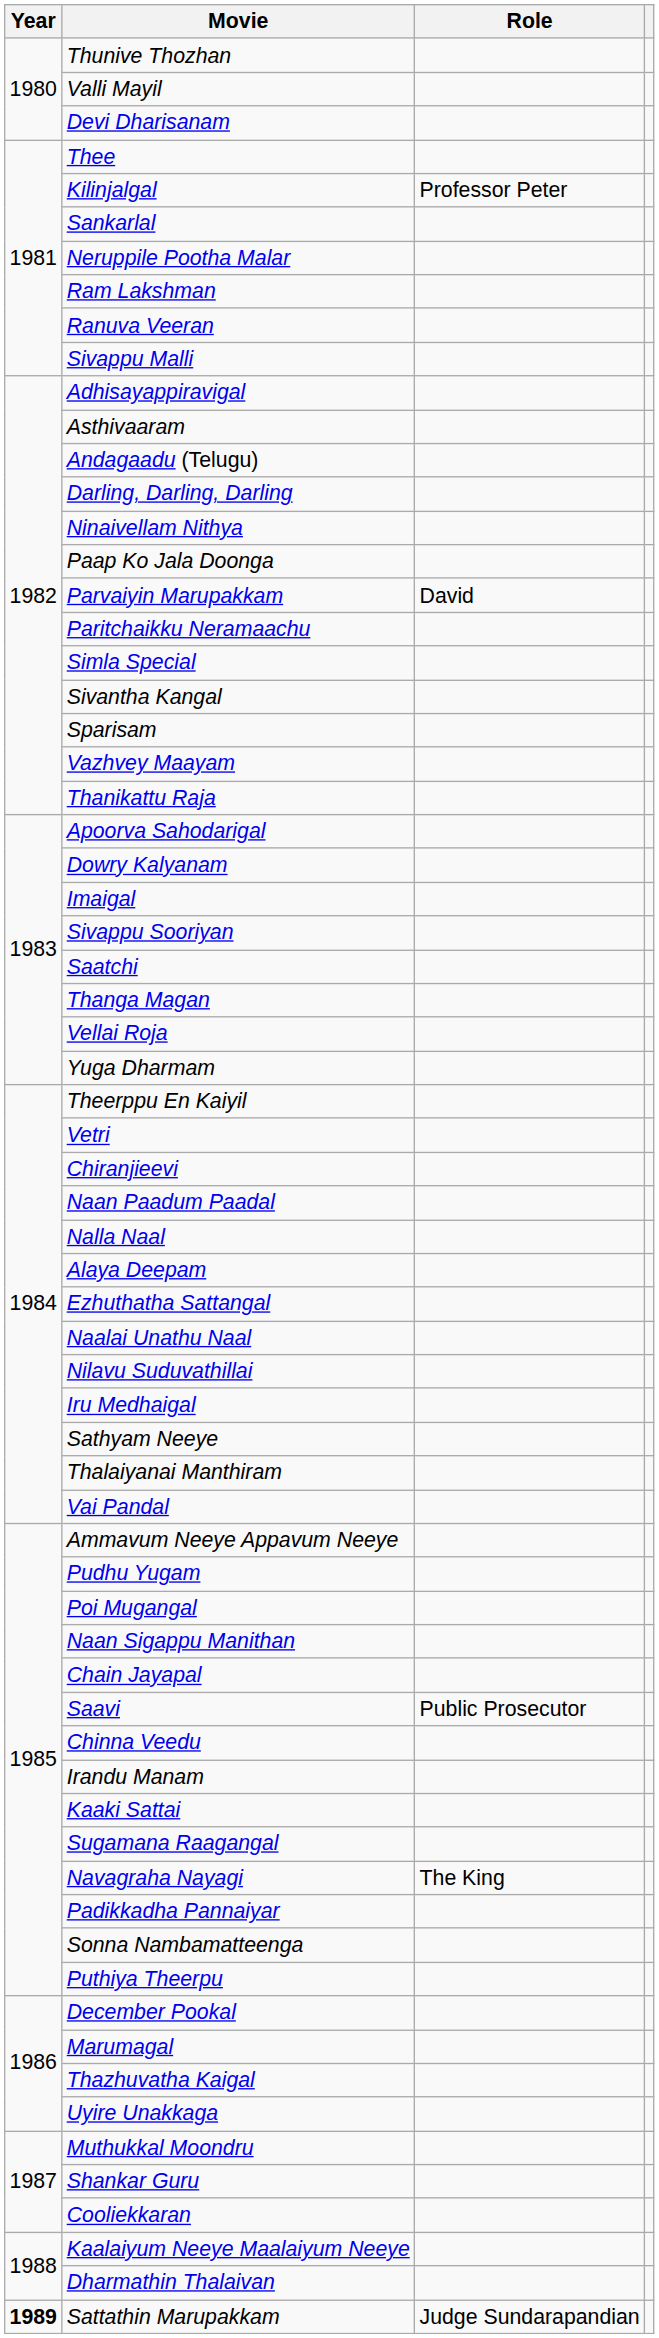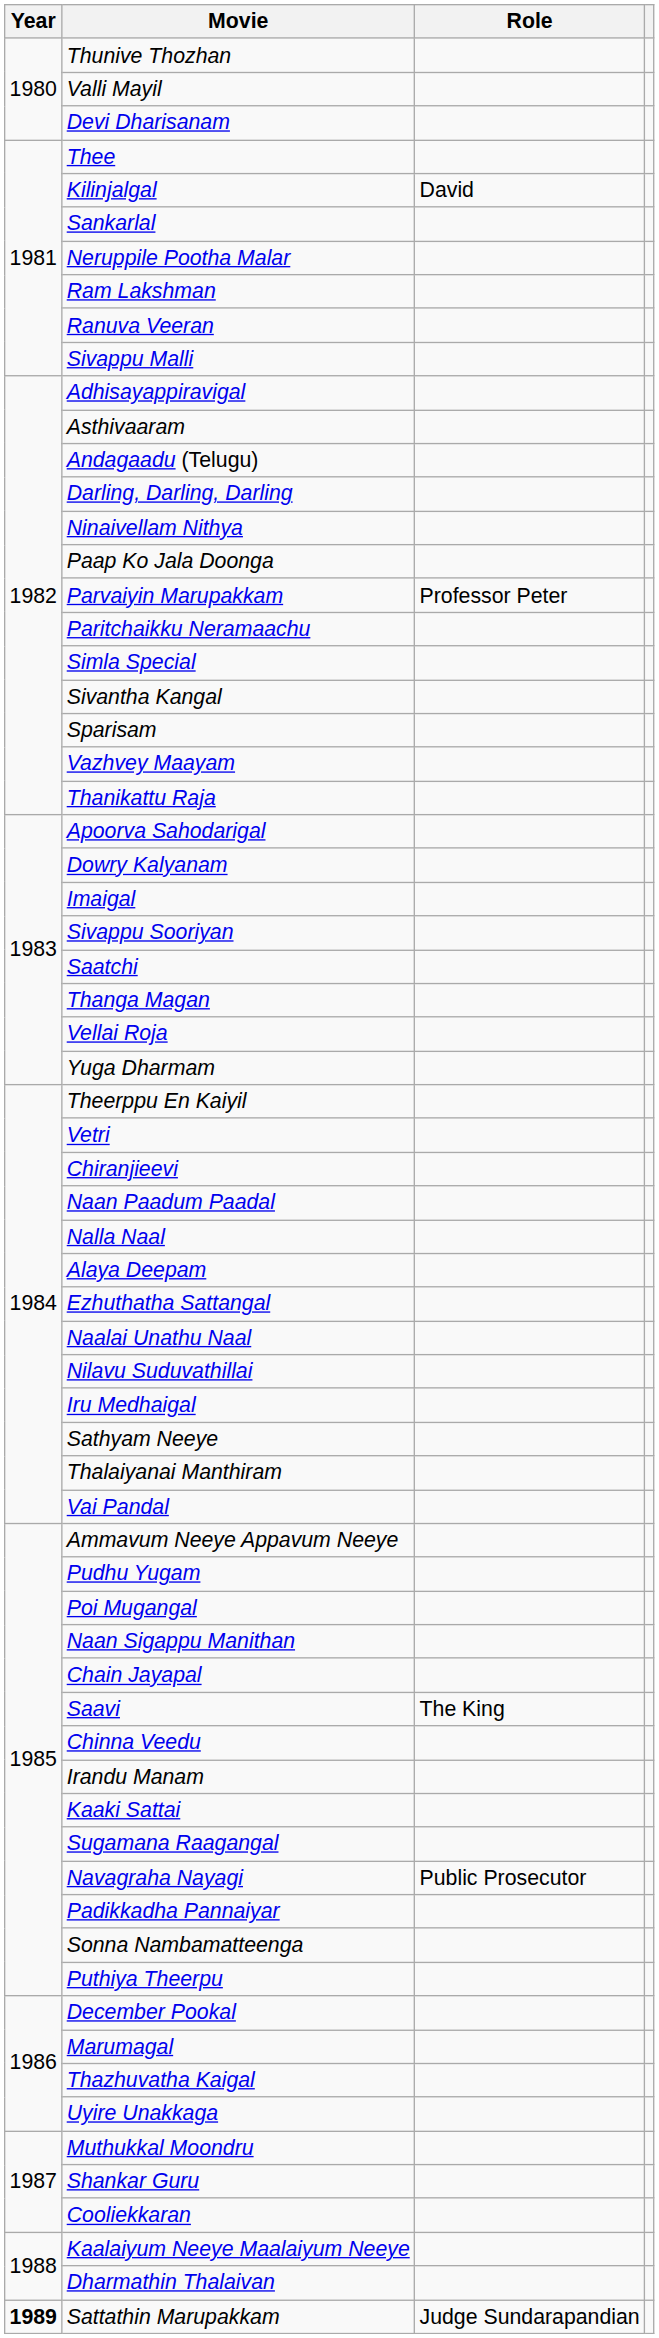(493, 190) Professor Peter -> (447, 190) David
(447, 595) David -> (493, 595) Professor Peter
(503, 1708) Public Prosecutor -> (462, 1708) The King
(462, 1877) The King -> (503, 1877) Public Prosecutor
